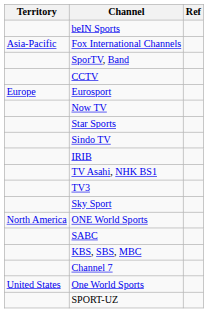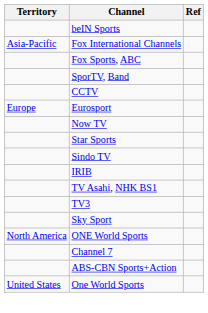+ row: (106, 60)
- row: (85, 236)
- row: (106, 252)
+ row: (124, 268)
- row: (95, 300)
